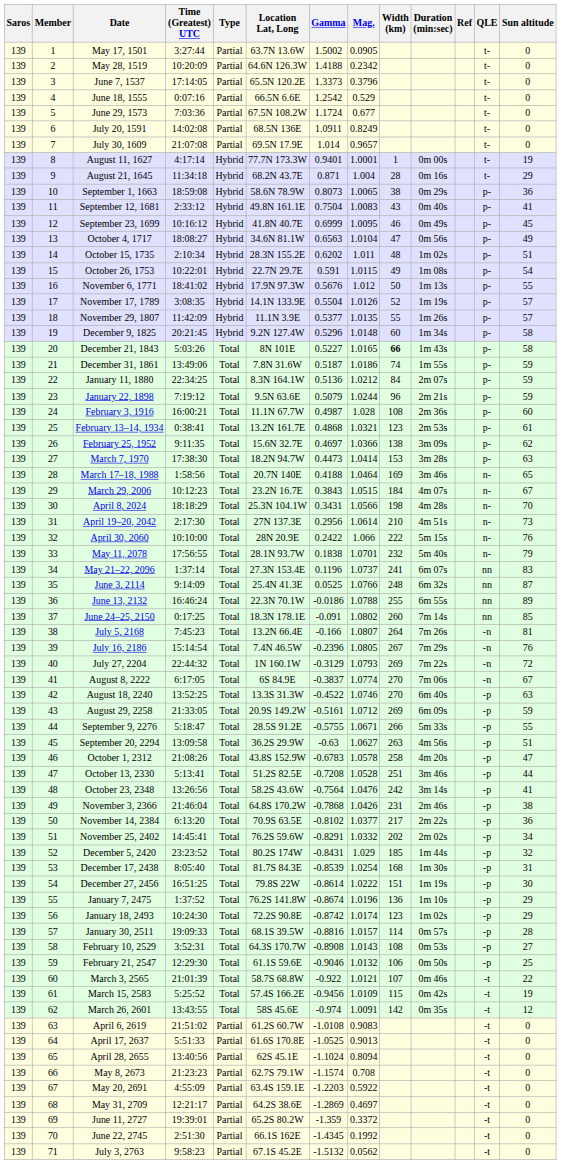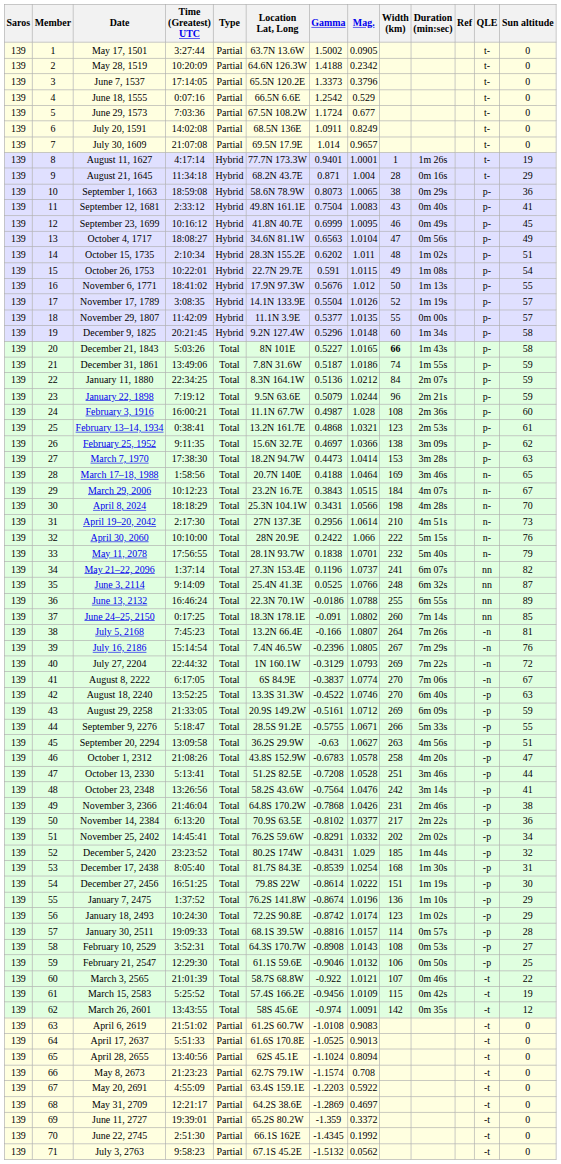(433, 160) 0m 00s -> (433, 160) 1m 26s
(433, 317) 1m 26s -> (433, 317) 0m 00s
(528, 569) 83 -> (528, 569) 82
